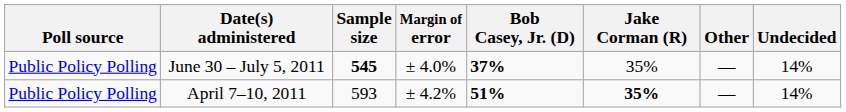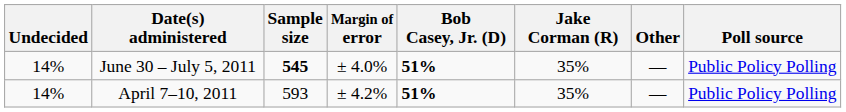columns swapped: (83, 37) <-> (797, 37)
(488, 65) 37% -> (419, 65) 51%
(642, 93) bold -> (573, 93) normal
